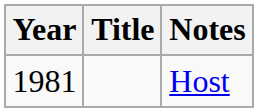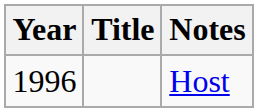(44, 80) 1981 -> (44, 80) 1996
